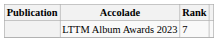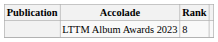(185, 29) 7 -> (185, 29) 8
